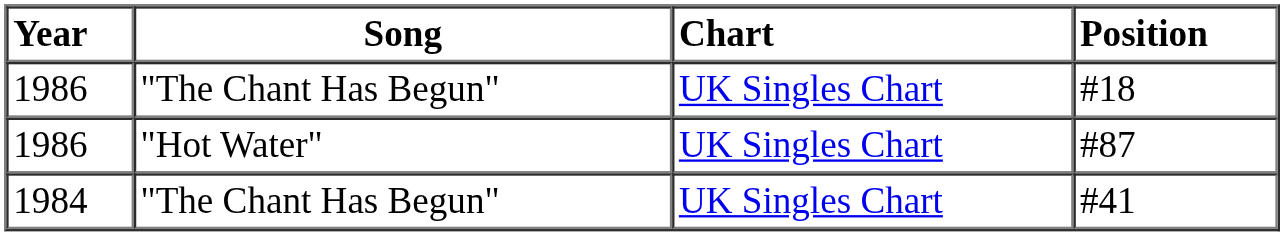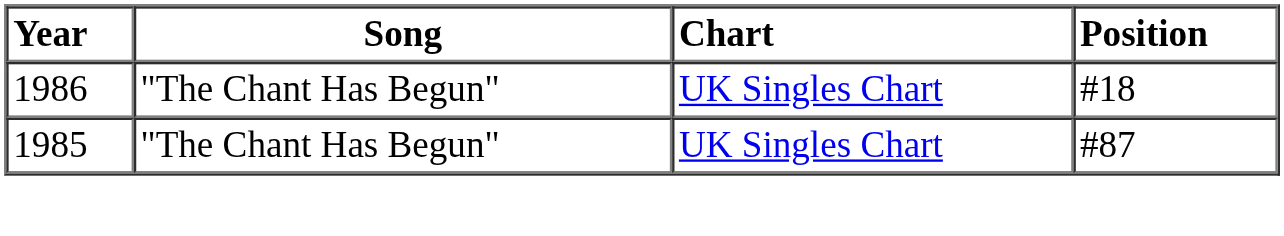(50, 144) 1986 -> (50, 144) 1985
(232, 144) "Hot Water" -> (320, 144) "The Chant Has Begun"
- row: (1108, 200)
